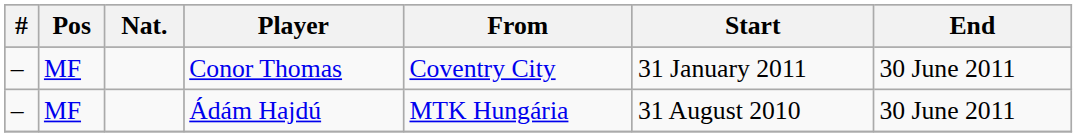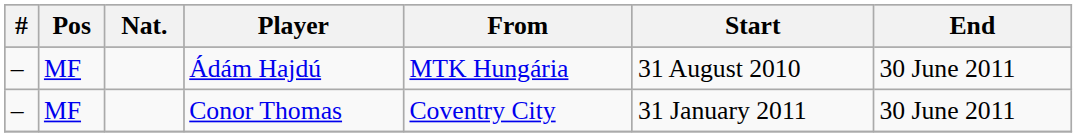rows swapped: (255, 110) <-> (266, 68)
